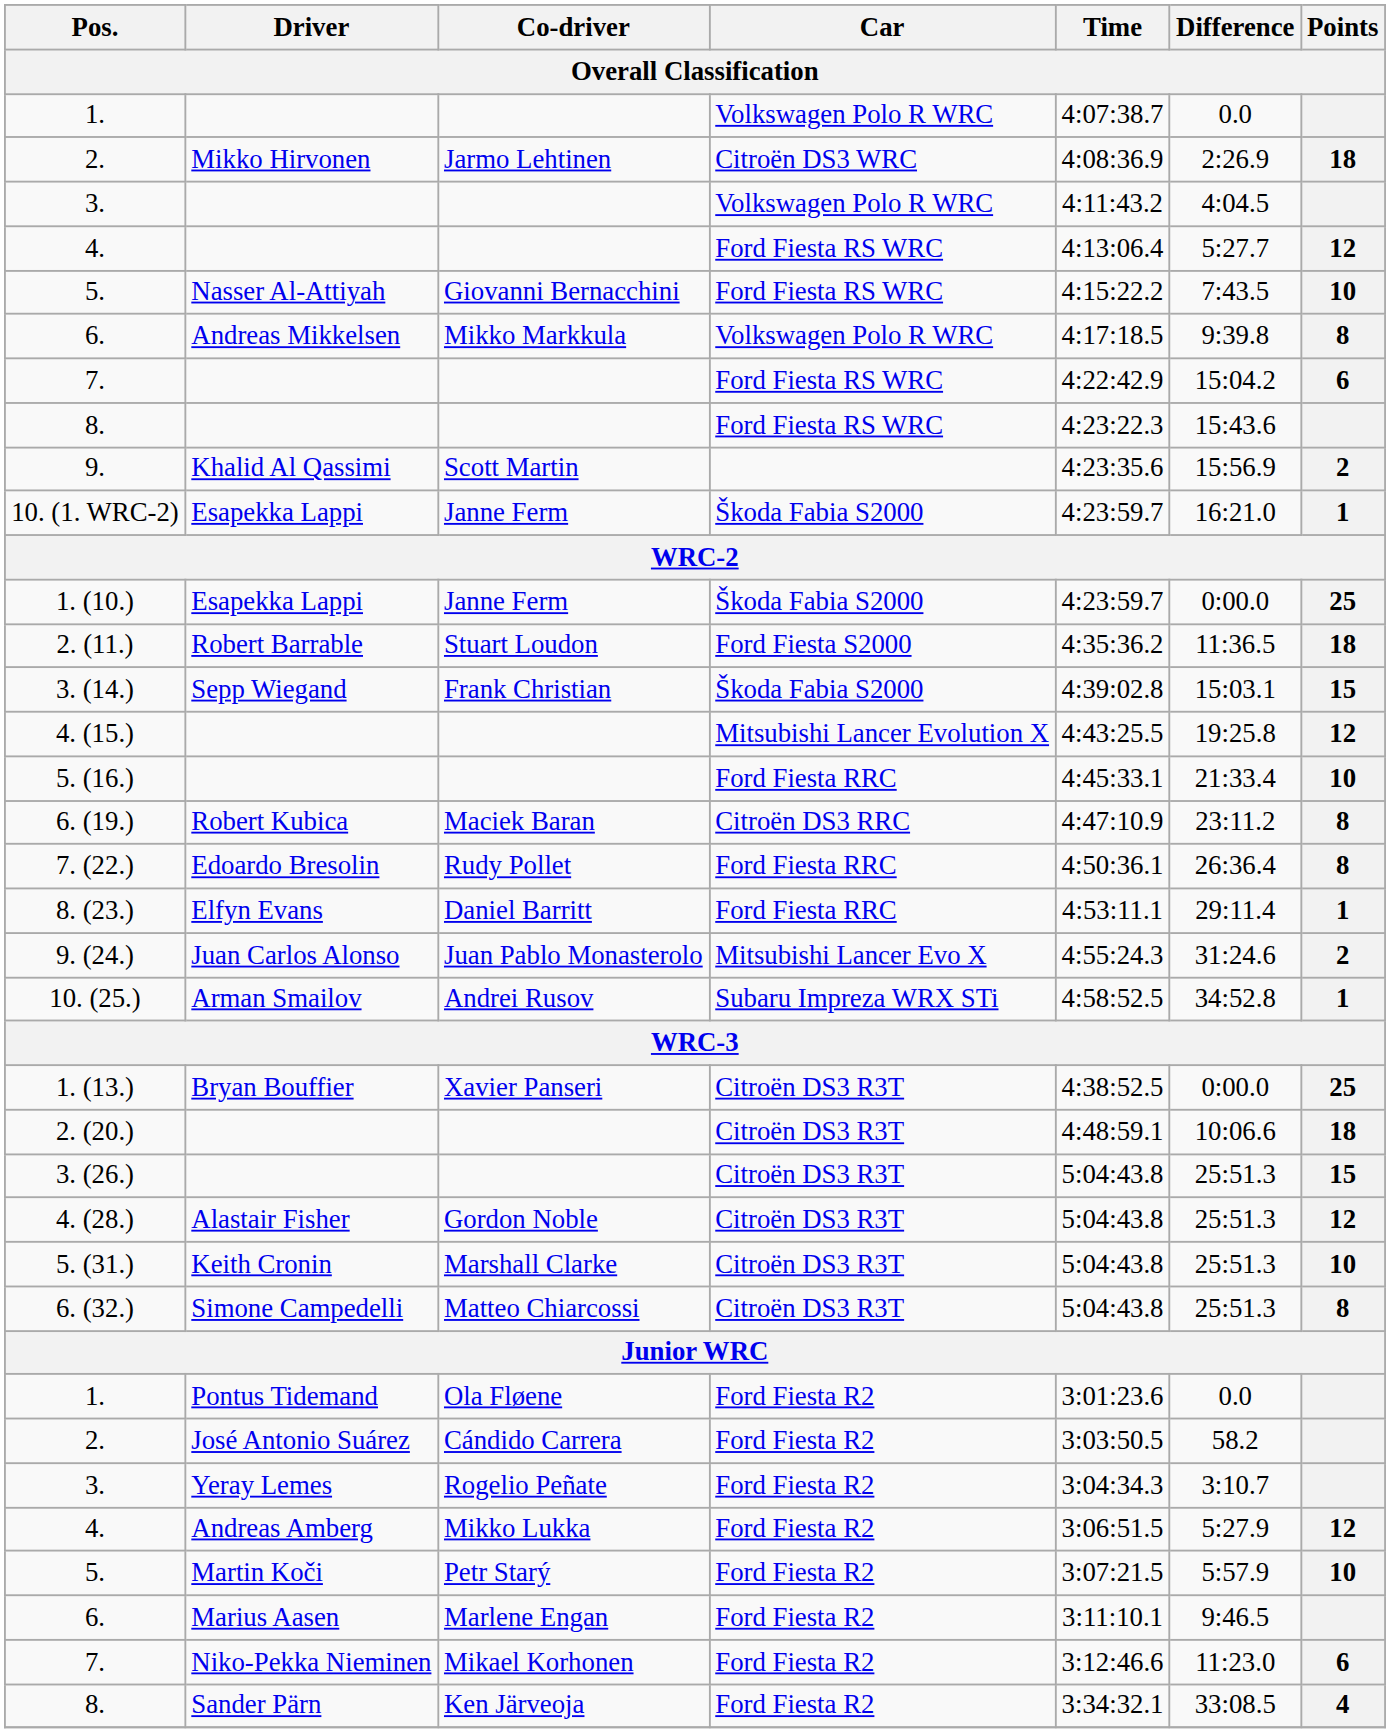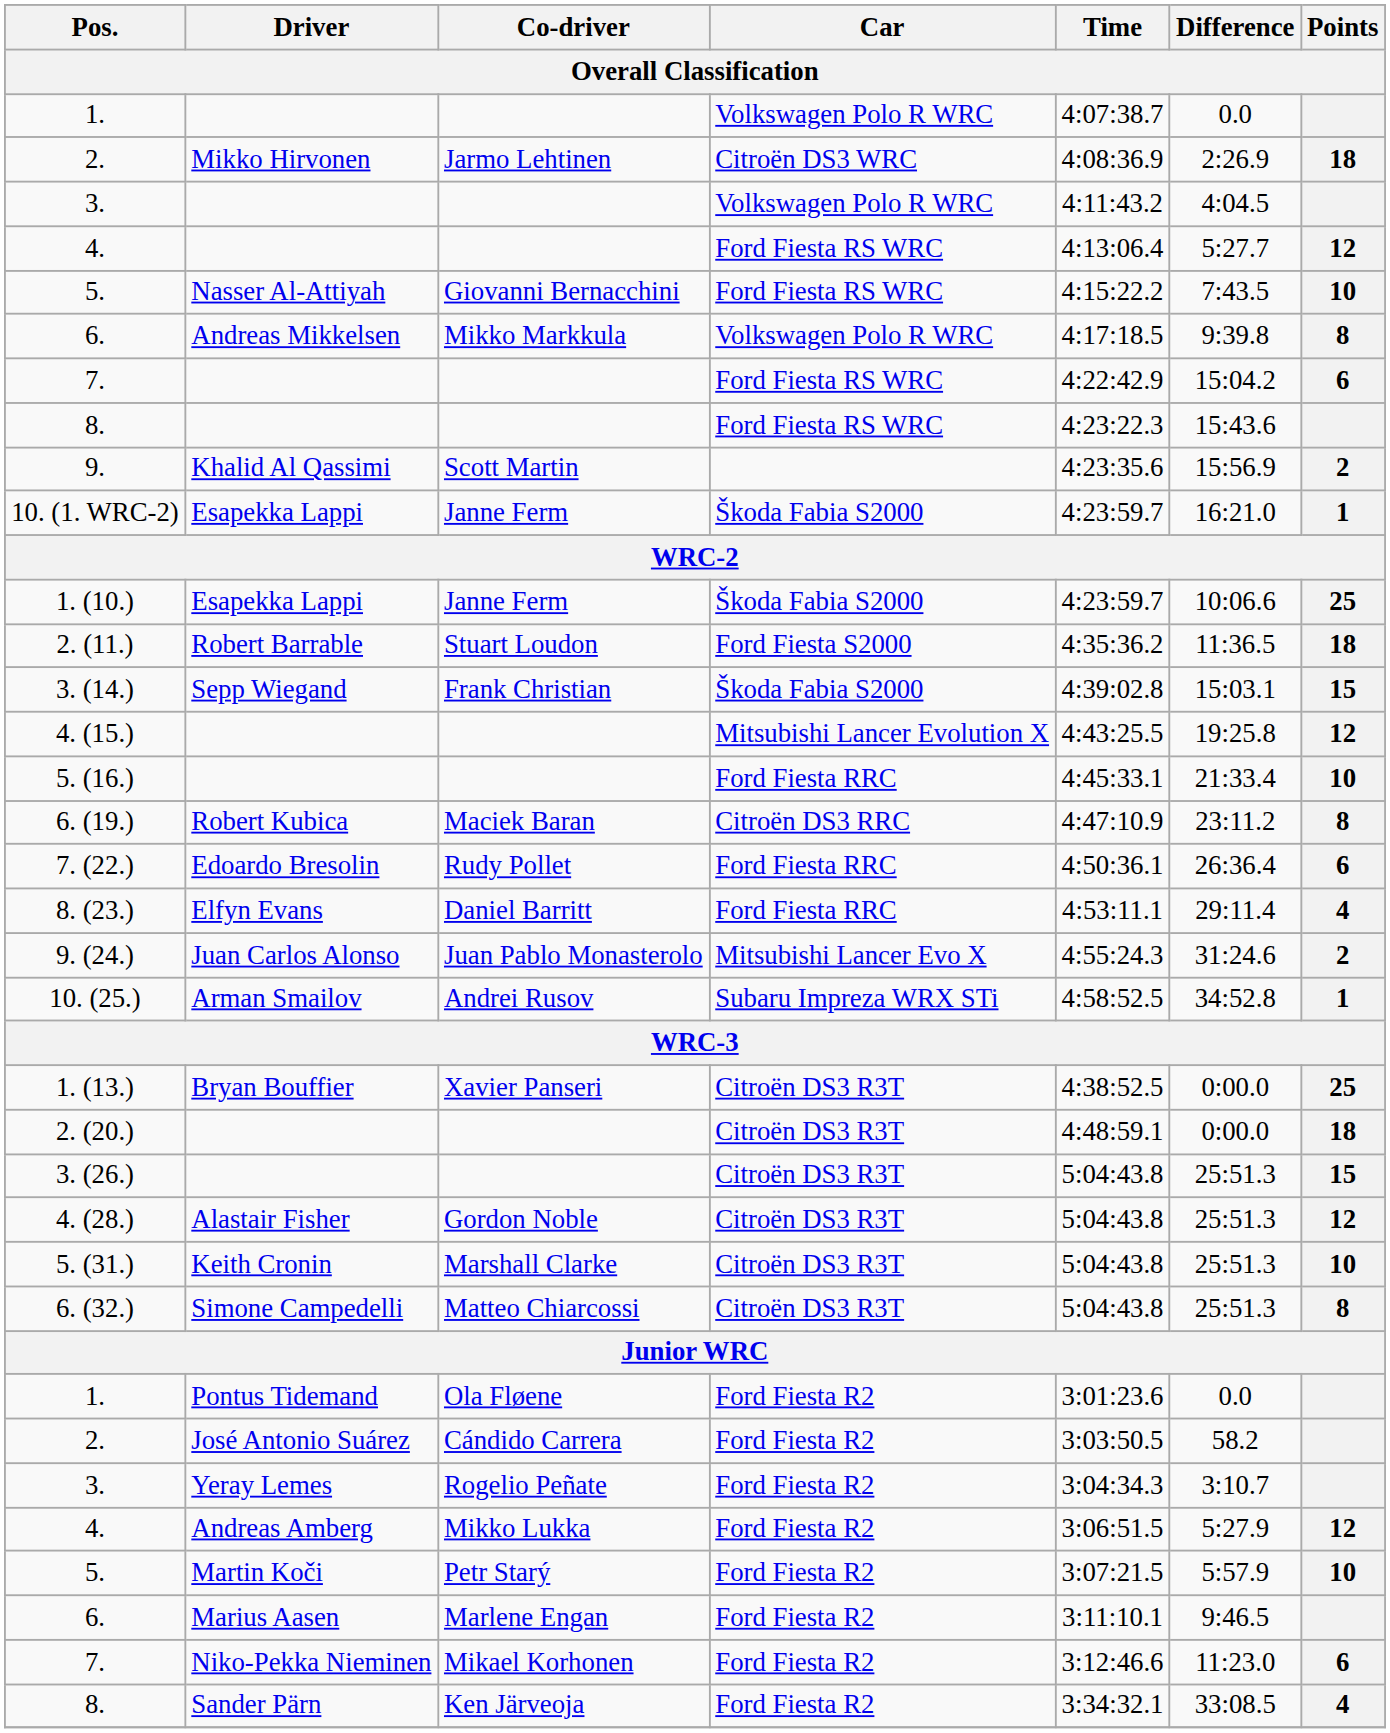(1235, 601) 0:00.0 -> (1235, 601) 10:06.6
(1343, 866) 8 -> (1343, 866) 6
(1343, 910) 1 -> (1343, 910) 4
(1235, 1131) 10:06.6 -> (1235, 1131) 0:00.0
